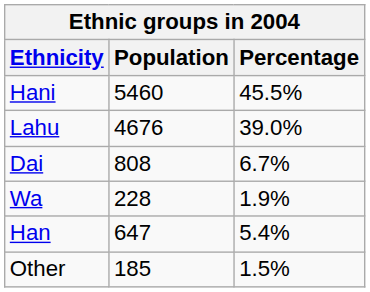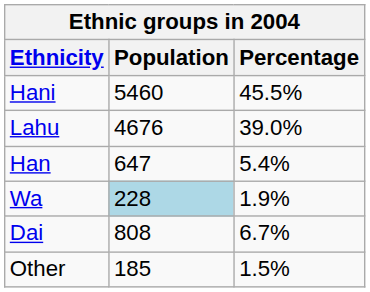rows swapped: (30, 233) <-> (27, 163)
(133, 198) no background -> (133, 198) lightblue background
